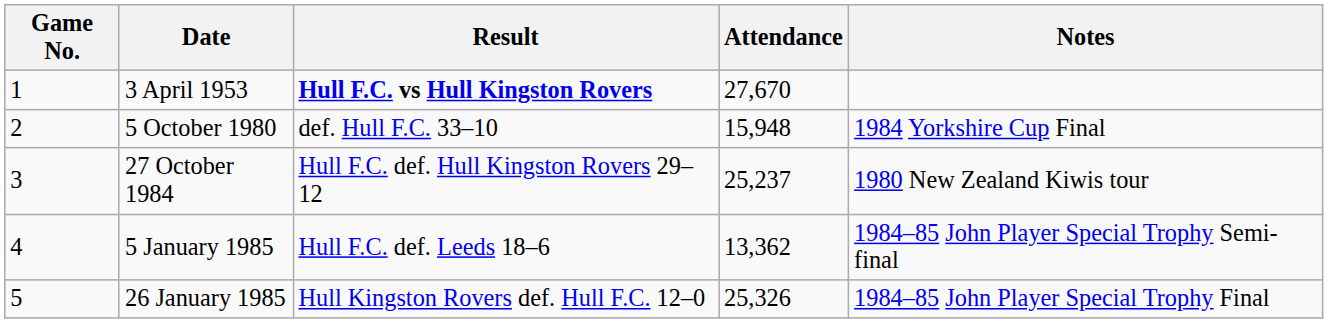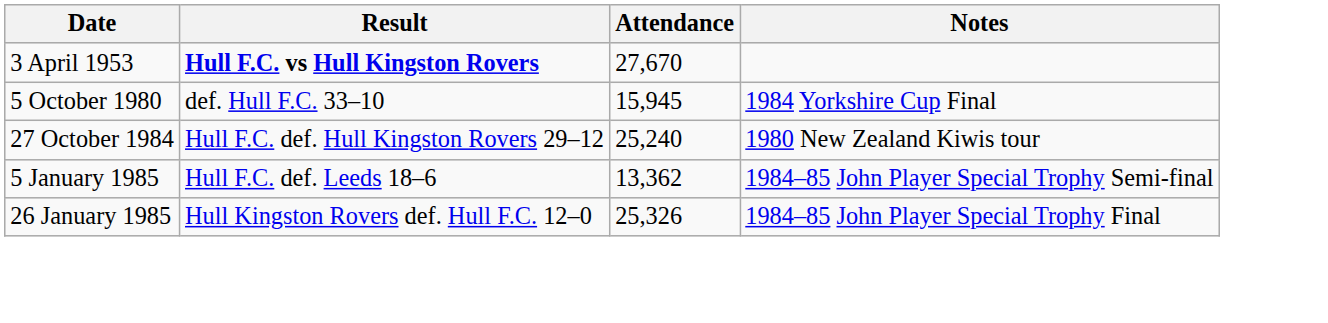- column: (62, 37)
(757, 128) 15,948 -> (649, 100) 15,945
(757, 180) 25,237 -> (649, 139) 25,240
